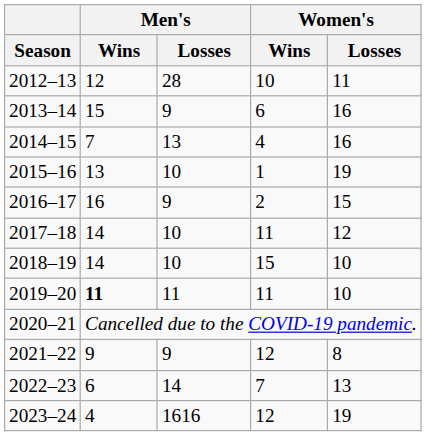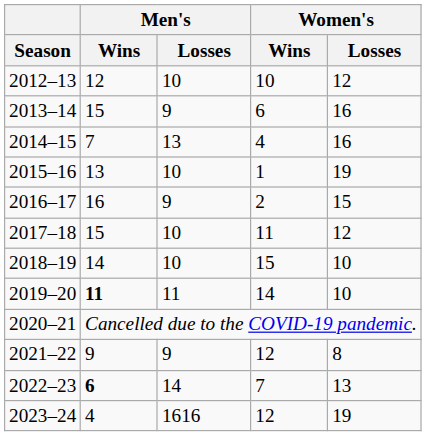(172, 80) 28 -> (172, 80) 10
(341, 80) 11 -> (342, 80) 12
(95, 232) 14 -> (95, 232) 15
(265, 293) 11 -> (265, 293) 14
(90, 385) normal -> (90, 385) bold
